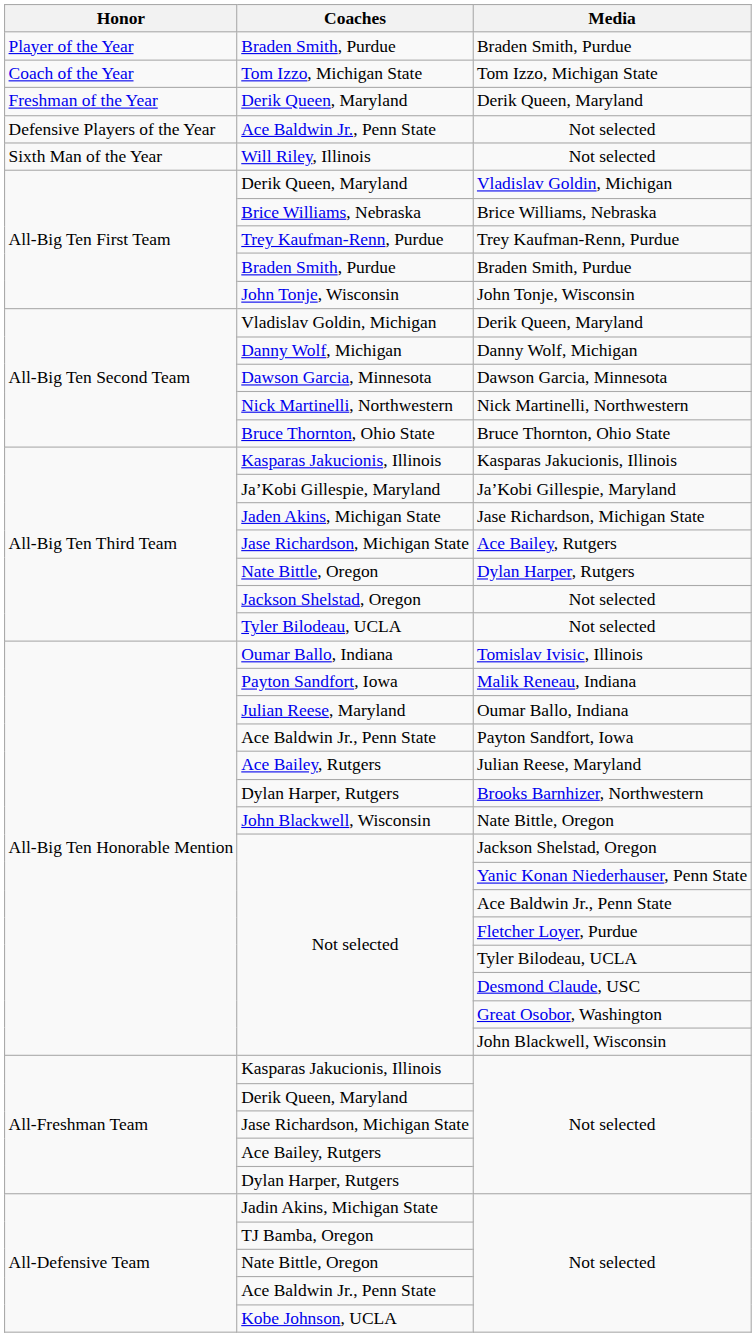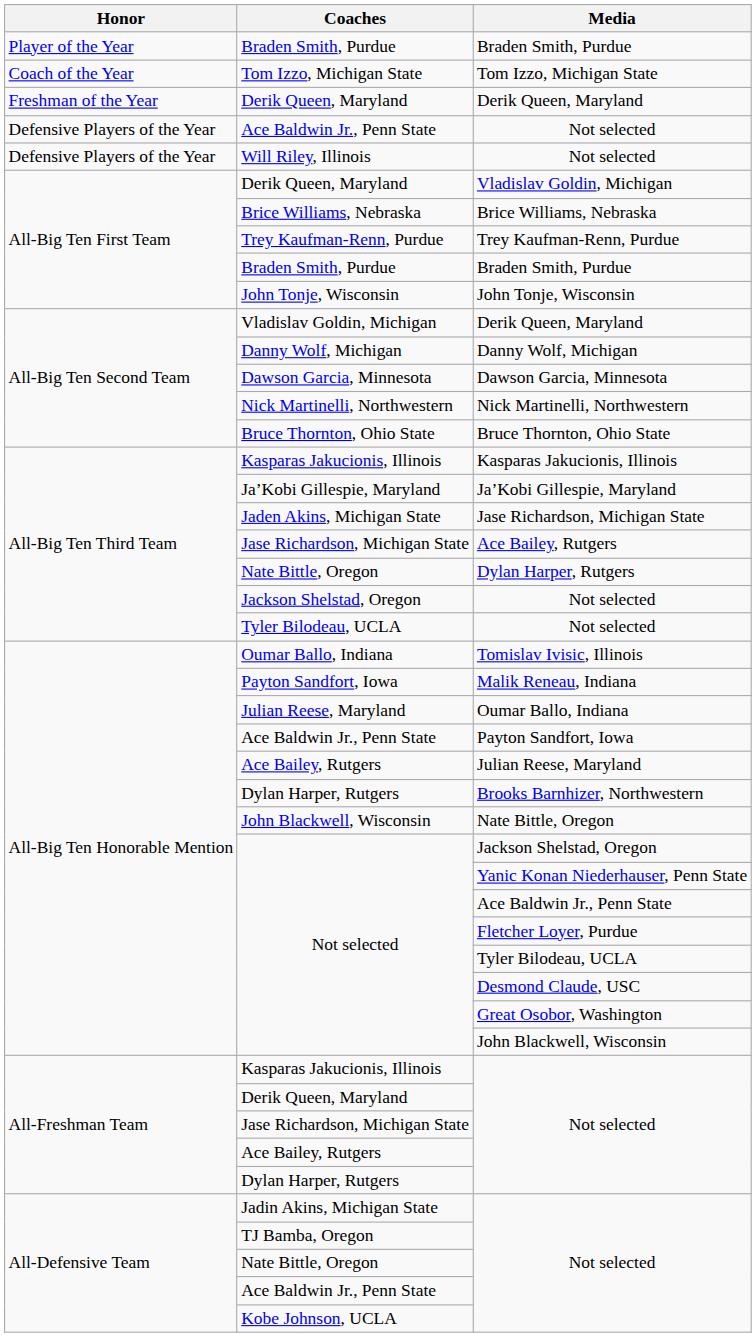(85, 156) Sixth Man of the Year -> (112, 156) Defensive Players of the Year
